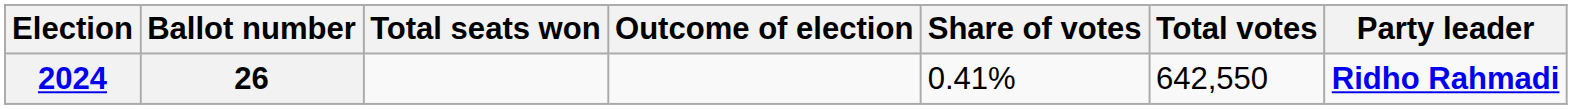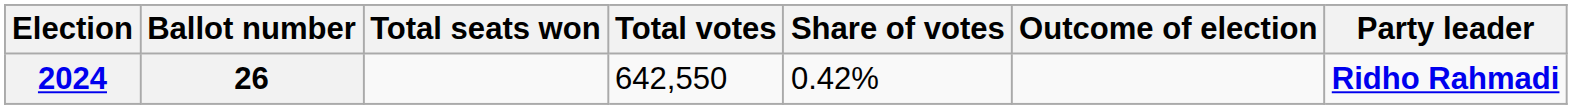columns swapped: (1237, 29) <-> (764, 29)
(972, 78) 0.41% -> (835, 78) 0.42%
